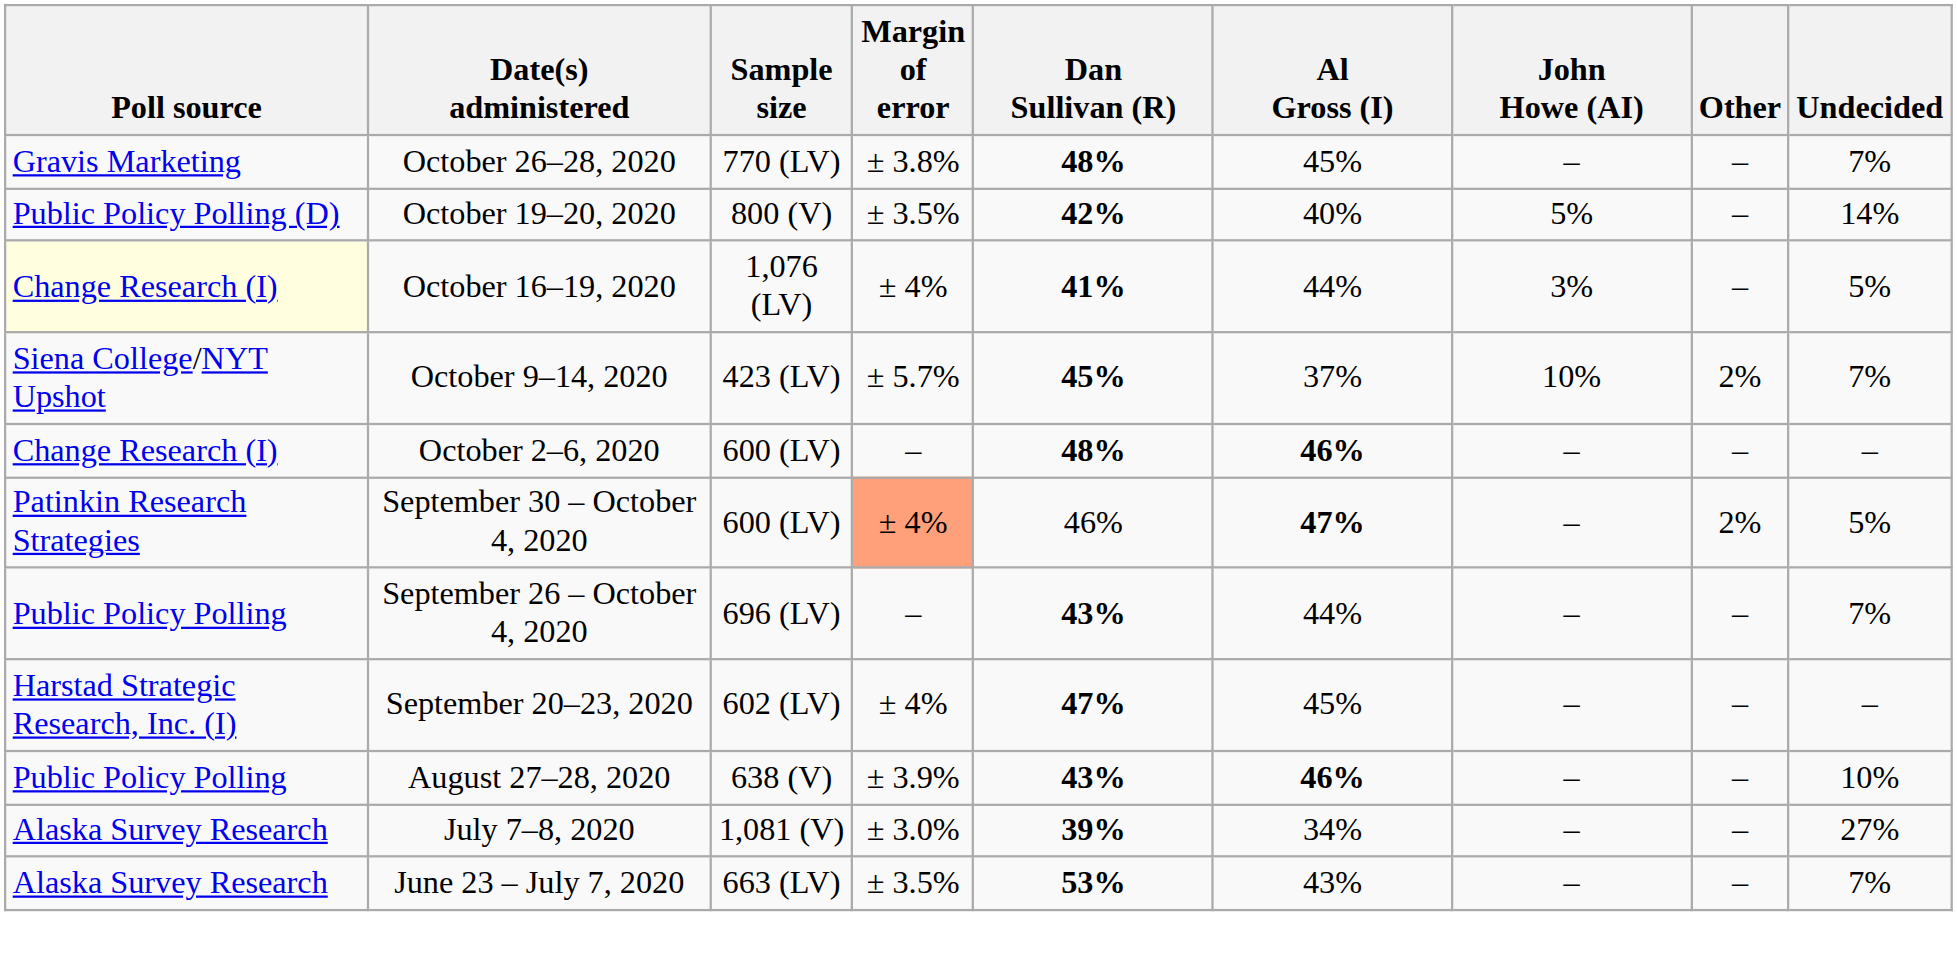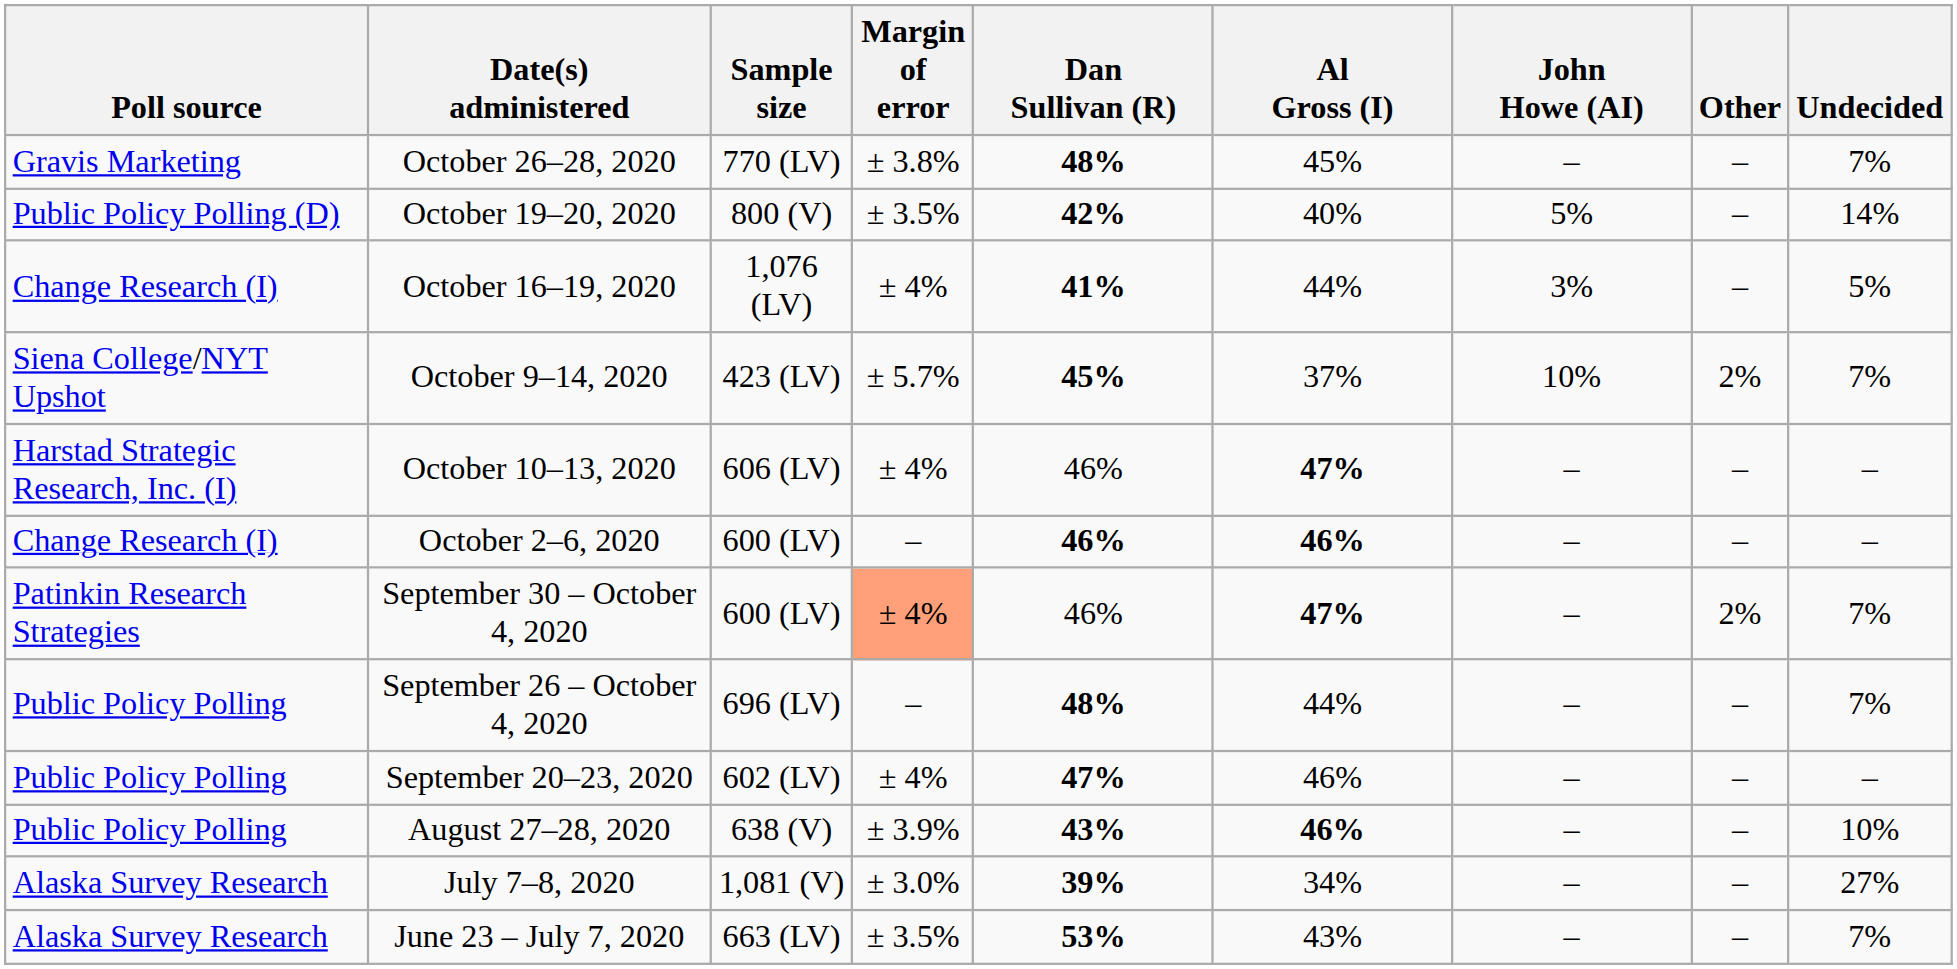(145, 286) lightyellow background -> (145, 286) no background
+ row: (539, 468)
(1093, 449) 48% -> (1093, 541) 46%
(1870, 522) 5% -> (1870, 613) 7%
(1093, 613) 43% -> (1093, 704) 48%
(125, 704) Harstad Strategic Research, Inc. (I) -> (150, 776) Public Policy Polling
(1333, 704) 45% -> (1333, 776) 46%
